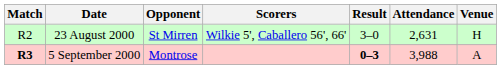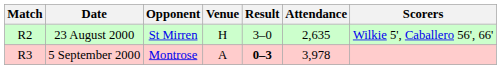columns swapped: (477, 14) <-> (276, 14)
(423, 34) 2,631 -> (316, 34) 2,635
(25, 54) bold -> (25, 54) normal
(423, 54) 3,988 -> (316, 54) 3,978
